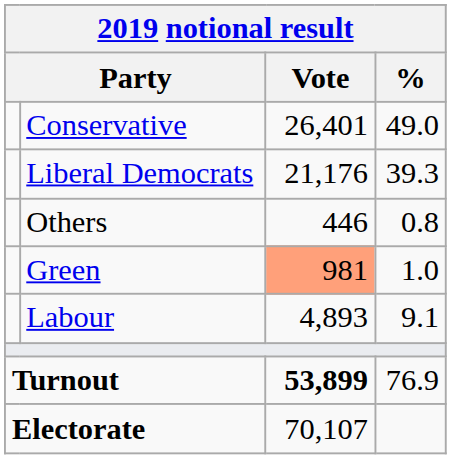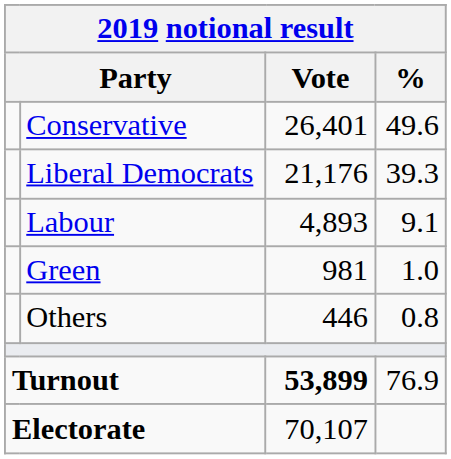(412, 125) 49.0 -> (412, 125) 49.6
rows swapped: (70, 317) <-> (67, 221)
(345, 269) lightsalmon background -> (345, 269) no background
